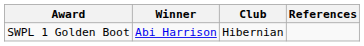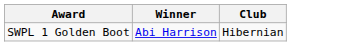- column: (323, 14)
